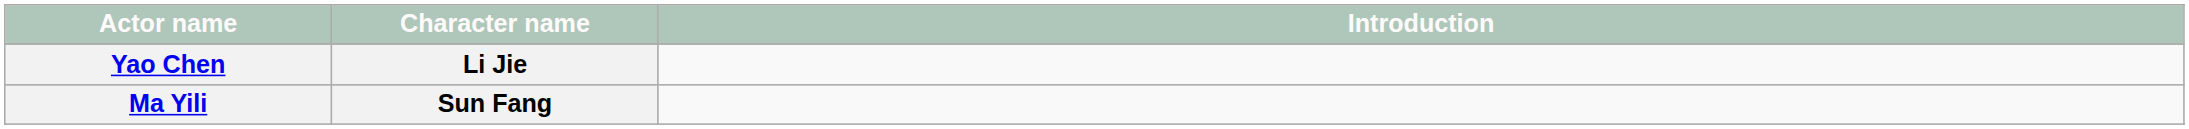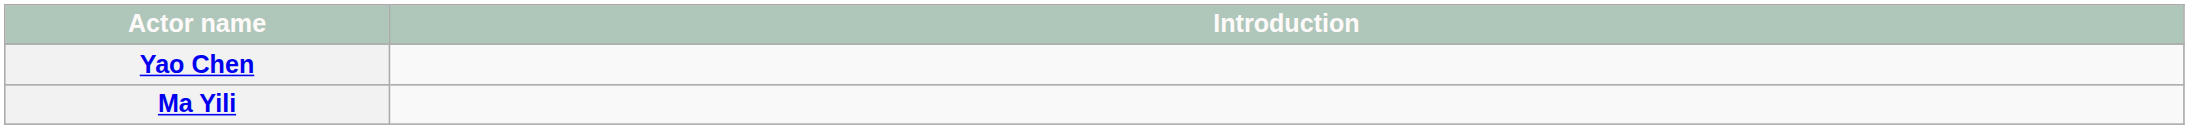- column: (495, 24)
